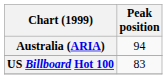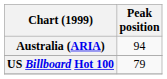(140, 64) 83 -> (140, 64) 79
